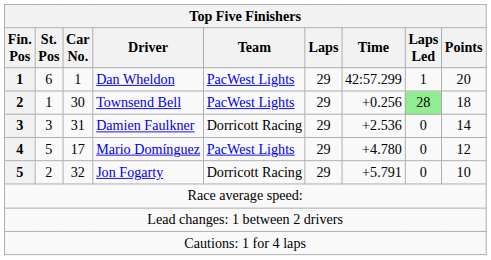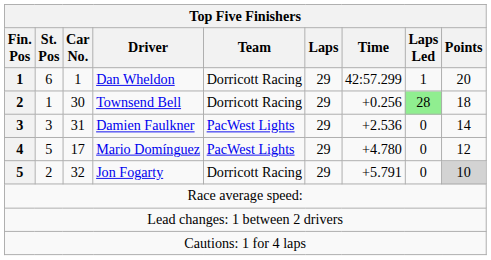(251, 79) PacWest Lights -> (254, 79) Dorricott Racing
(251, 103) PacWest Lights -> (254, 103) Dorricott Racing
(254, 126) Dorricott Racing -> (251, 126) PacWest Lights
(464, 172) no background -> (464, 172) lightgrey background
